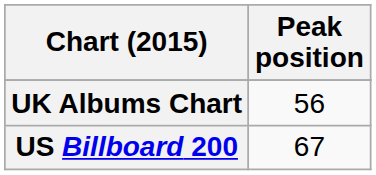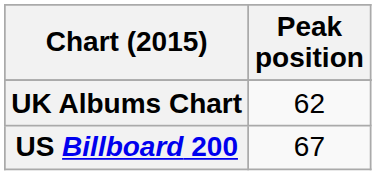(309, 102) 56 -> (309, 102) 62
